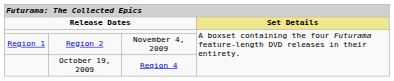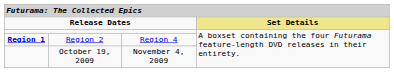(26, 44) normal -> (26, 40) bold
(159, 44) November 4, 2009 -> (159, 40) Region 4
(159, 66) Region 4 -> (159, 57) November 4, 2009
